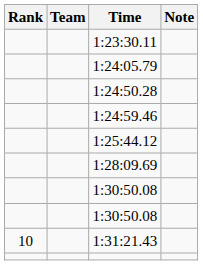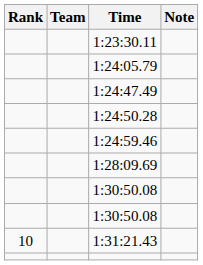+ row: (26, 92)
- row: (26, 141)
